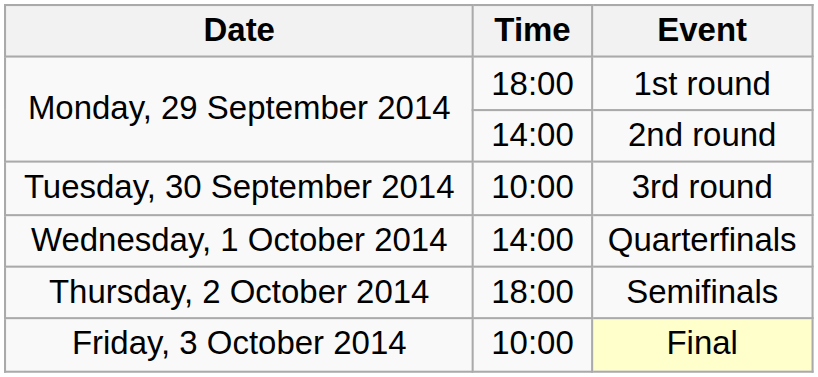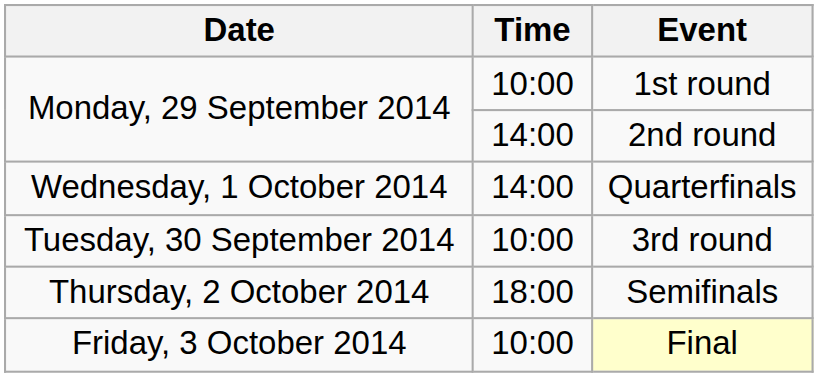(533, 82) 18:00 -> (533, 82) 10:00
rows swapped: (702, 187) <-> (702, 239)
